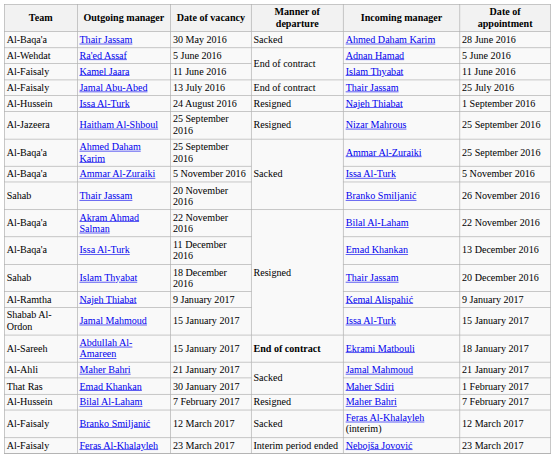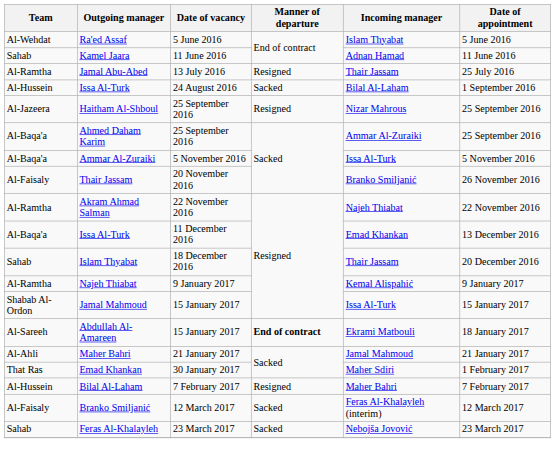- row: (106, 39)
(375, 55) Adnan Hamad -> (375, 39) Islam Thyabat
(28, 71) Al-Faisaly -> (19, 55) Sahab
(375, 71) Islam Thyabat -> (375, 55) Adnan Hamad
(28, 87) Al-Faisaly -> (29, 71) Al-Ramtha
(285, 87) End of contract -> (272, 71) Resigned
(272, 103) Resigned -> (268, 87) Sacked
(374, 103) Najeh Thiabat -> (377, 87) Bilal Al-Laham
(19, 196) Sahab -> (28, 180) Al-Faisaly
(27, 223) Al-Baqa'a -> (29, 207) Al-Ramtha
(377, 223) Bilal Al-Laham -> (374, 207) Najeh Thiabat
(28, 445) Al-Faisaly -> (19, 429) Sahab
(296, 445) Interim period ended -> (268, 429) Sacked
